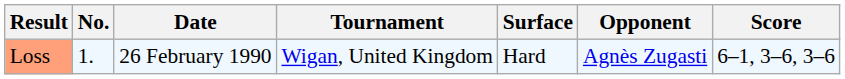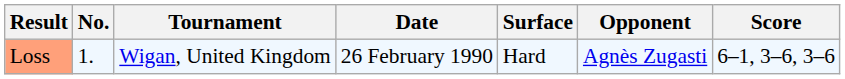columns swapped: (195, 21) <-> (387, 21)
